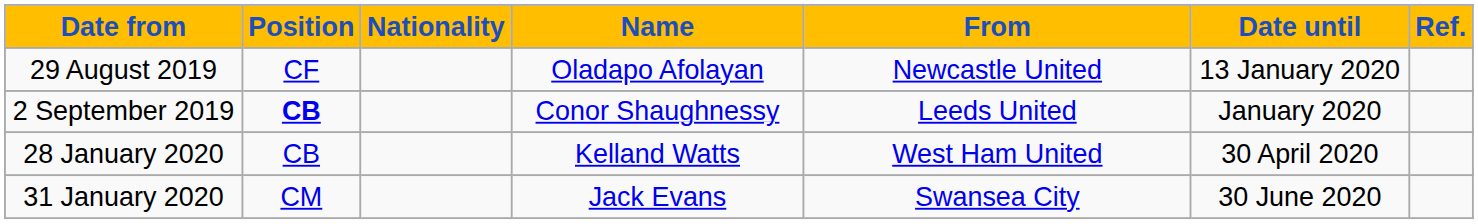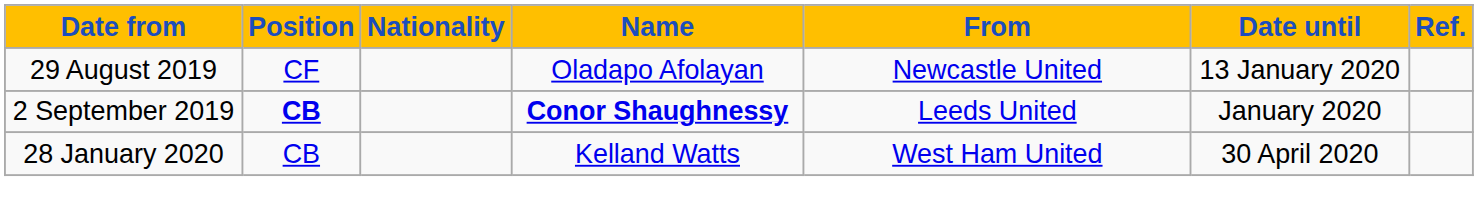(657, 112) normal -> (657, 112) bold
- row: (123, 197)
